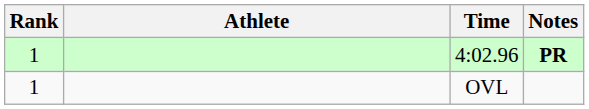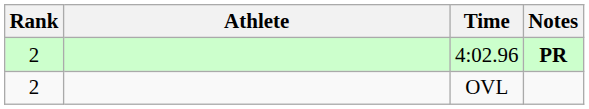(34, 54) 1 -> (34, 54) 2
(34, 87) 1 -> (34, 87) 2
